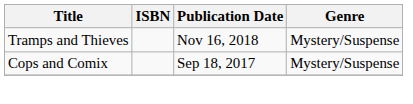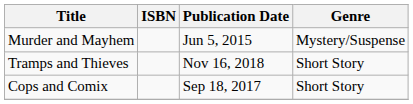+ row: (71, 39)
(345, 39) Mystery/Suspense -> (330, 63) Short Story
(345, 63) Mystery/Suspense -> (330, 87) Short Story
